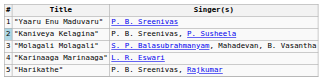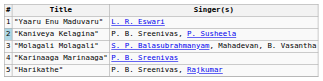(145, 23) P. B. Sreenivas -> (138, 23) L. R. Eswari
(138, 58) L. R. Eswari -> (145, 58) P. B. Sreenivas
